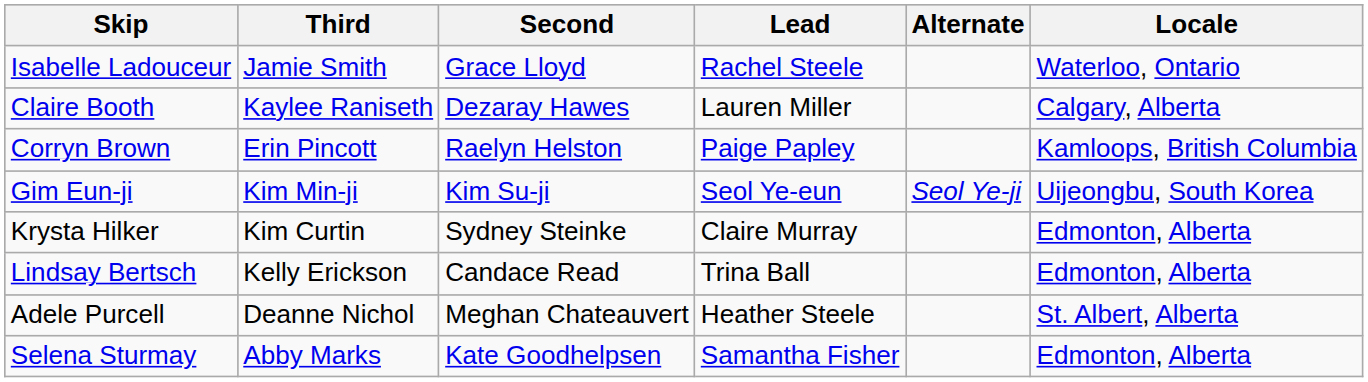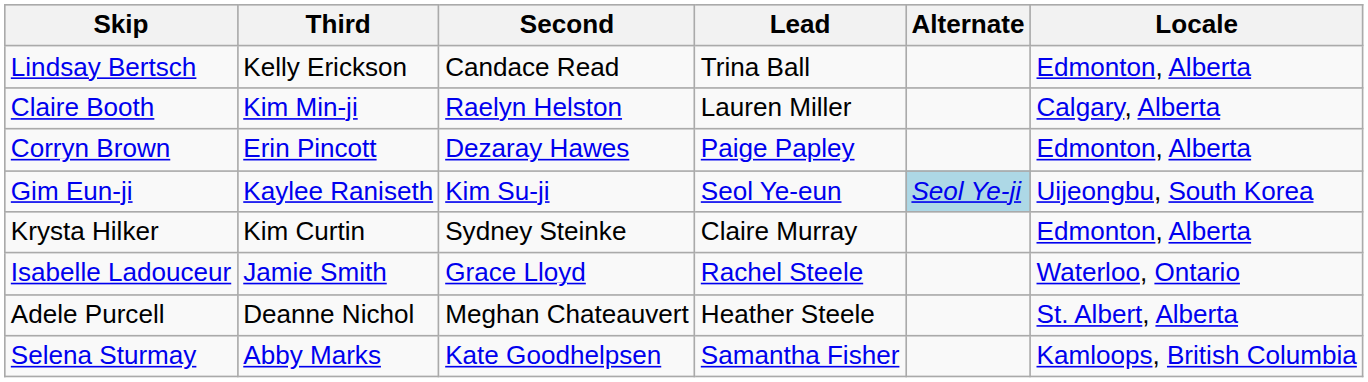rows swapped: (104, 273) <-> (121, 66)
(338, 107) Kaylee Raniseth -> (300, 107) Kim Min-ji
(537, 107) Dezaray Hawes -> (534, 107) Raelyn Helston
(534, 149) Raelyn Helston -> (537, 149) Dezaray Hawes
(1197, 149) Kamloops, British Columbia -> (1144, 149) Edmonton, Alberta
(300, 190) Kim Min-ji -> (338, 190) Kaylee Raniseth
(966, 190) no background -> (966, 190) lightblue background
(1144, 356) Edmonton, Alberta -> (1197, 356) Kamloops, British Columbia
